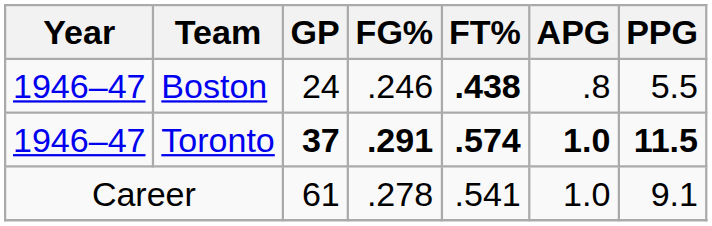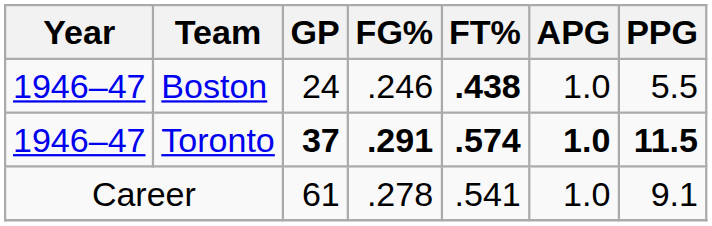(596, 86) .8 -> (587, 86) 1.0
